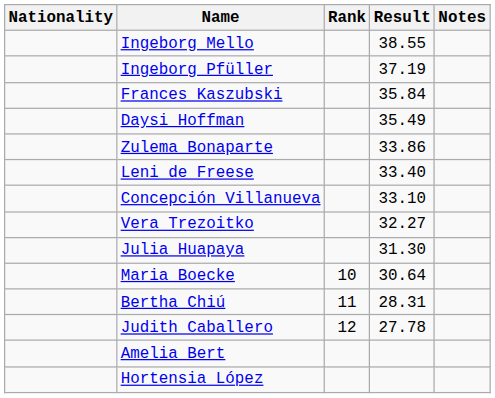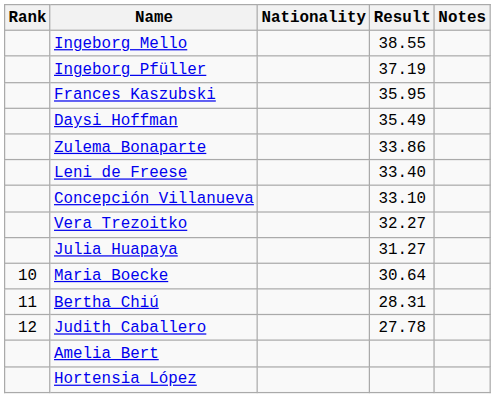columns swapped: (347, 18) <-> (61, 18)
(402, 95) 35.84 -> (402, 95) 35.95
(402, 250) 31.30 -> (402, 250) 31.27
